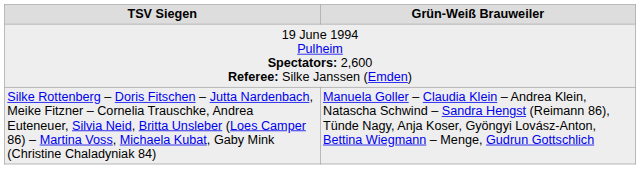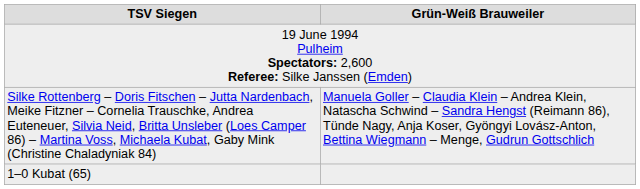+ row: (49, 174)
